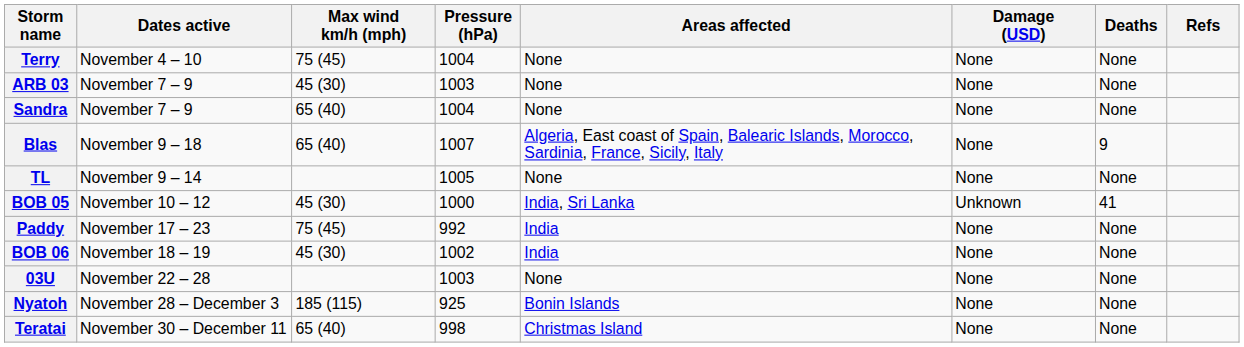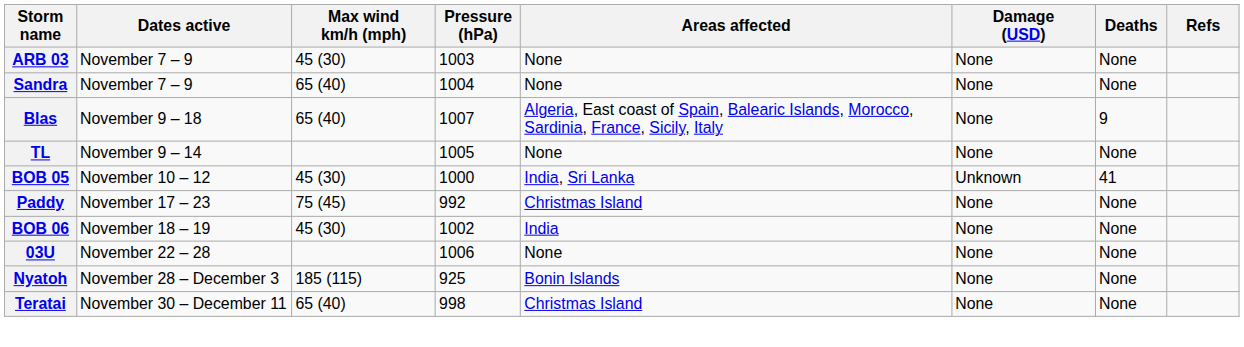- row: (40, 60)
(542, 228) India -> (583, 203) Christmas Island
(457, 278) 1003 -> (457, 253) 1006
